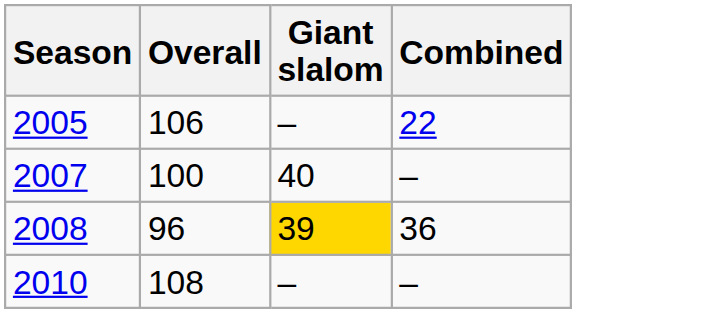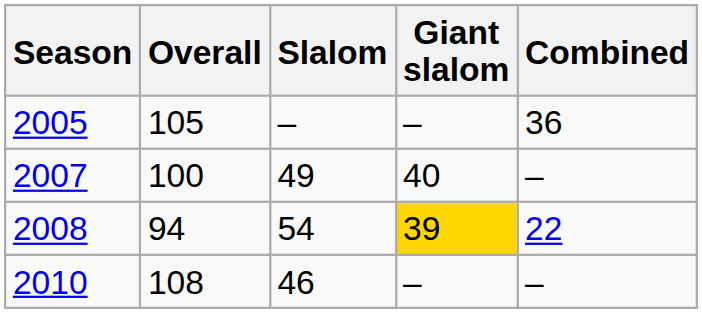+ column: (332, 51)
(176, 123) 106 -> (176, 123) 105
(418, 123) 22 -> (544, 123) 36
(167, 229) 96 -> (167, 229) 94
(418, 229) 36 -> (544, 229) 22
